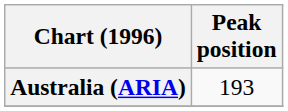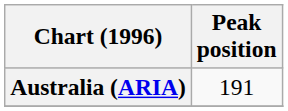(237, 86) 193 -> (237, 86) 191
